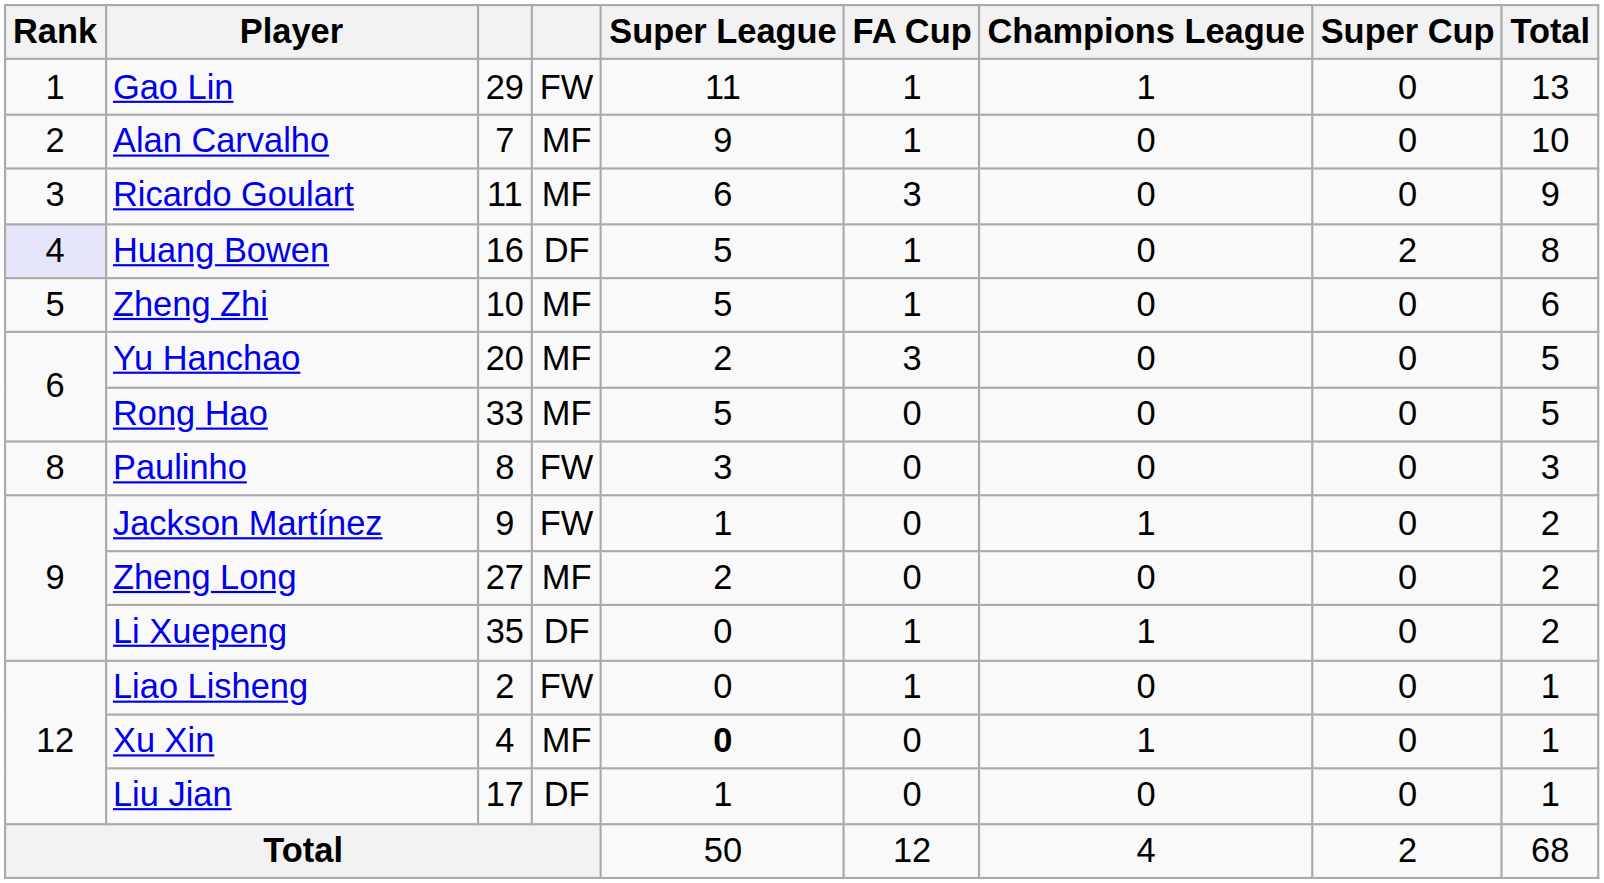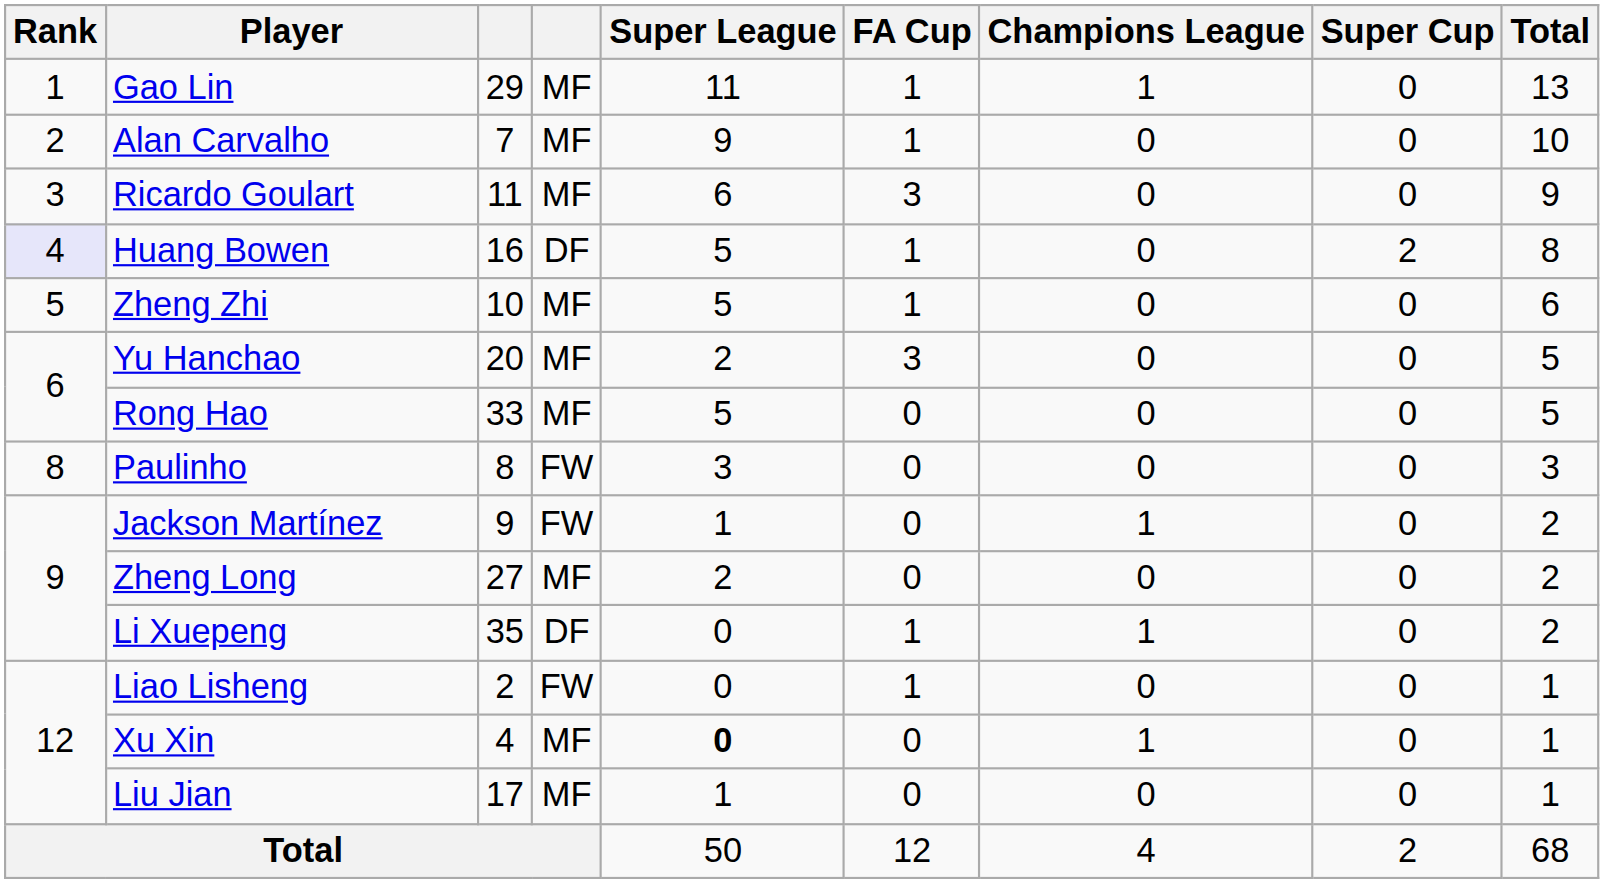(567, 86) FW -> (567, 86) MF
(567, 795) DF -> (567, 795) MF
